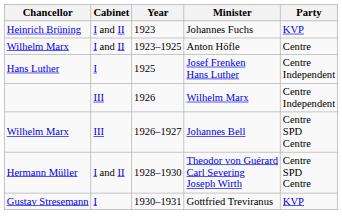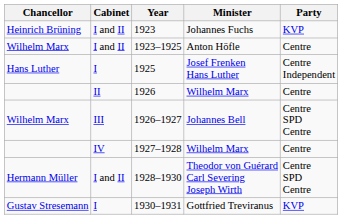(99, 97) III -> (97, 91) II
(309, 97) Centre Independent -> (297, 91) Centre
+ row: (158, 148)
